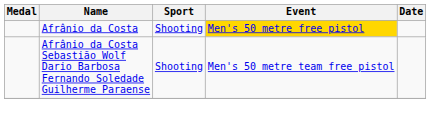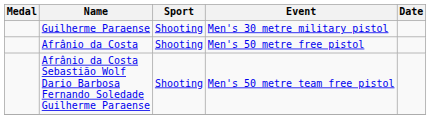+ row: (96, 29)
(286, 29) gold background -> (286, 45) no background
